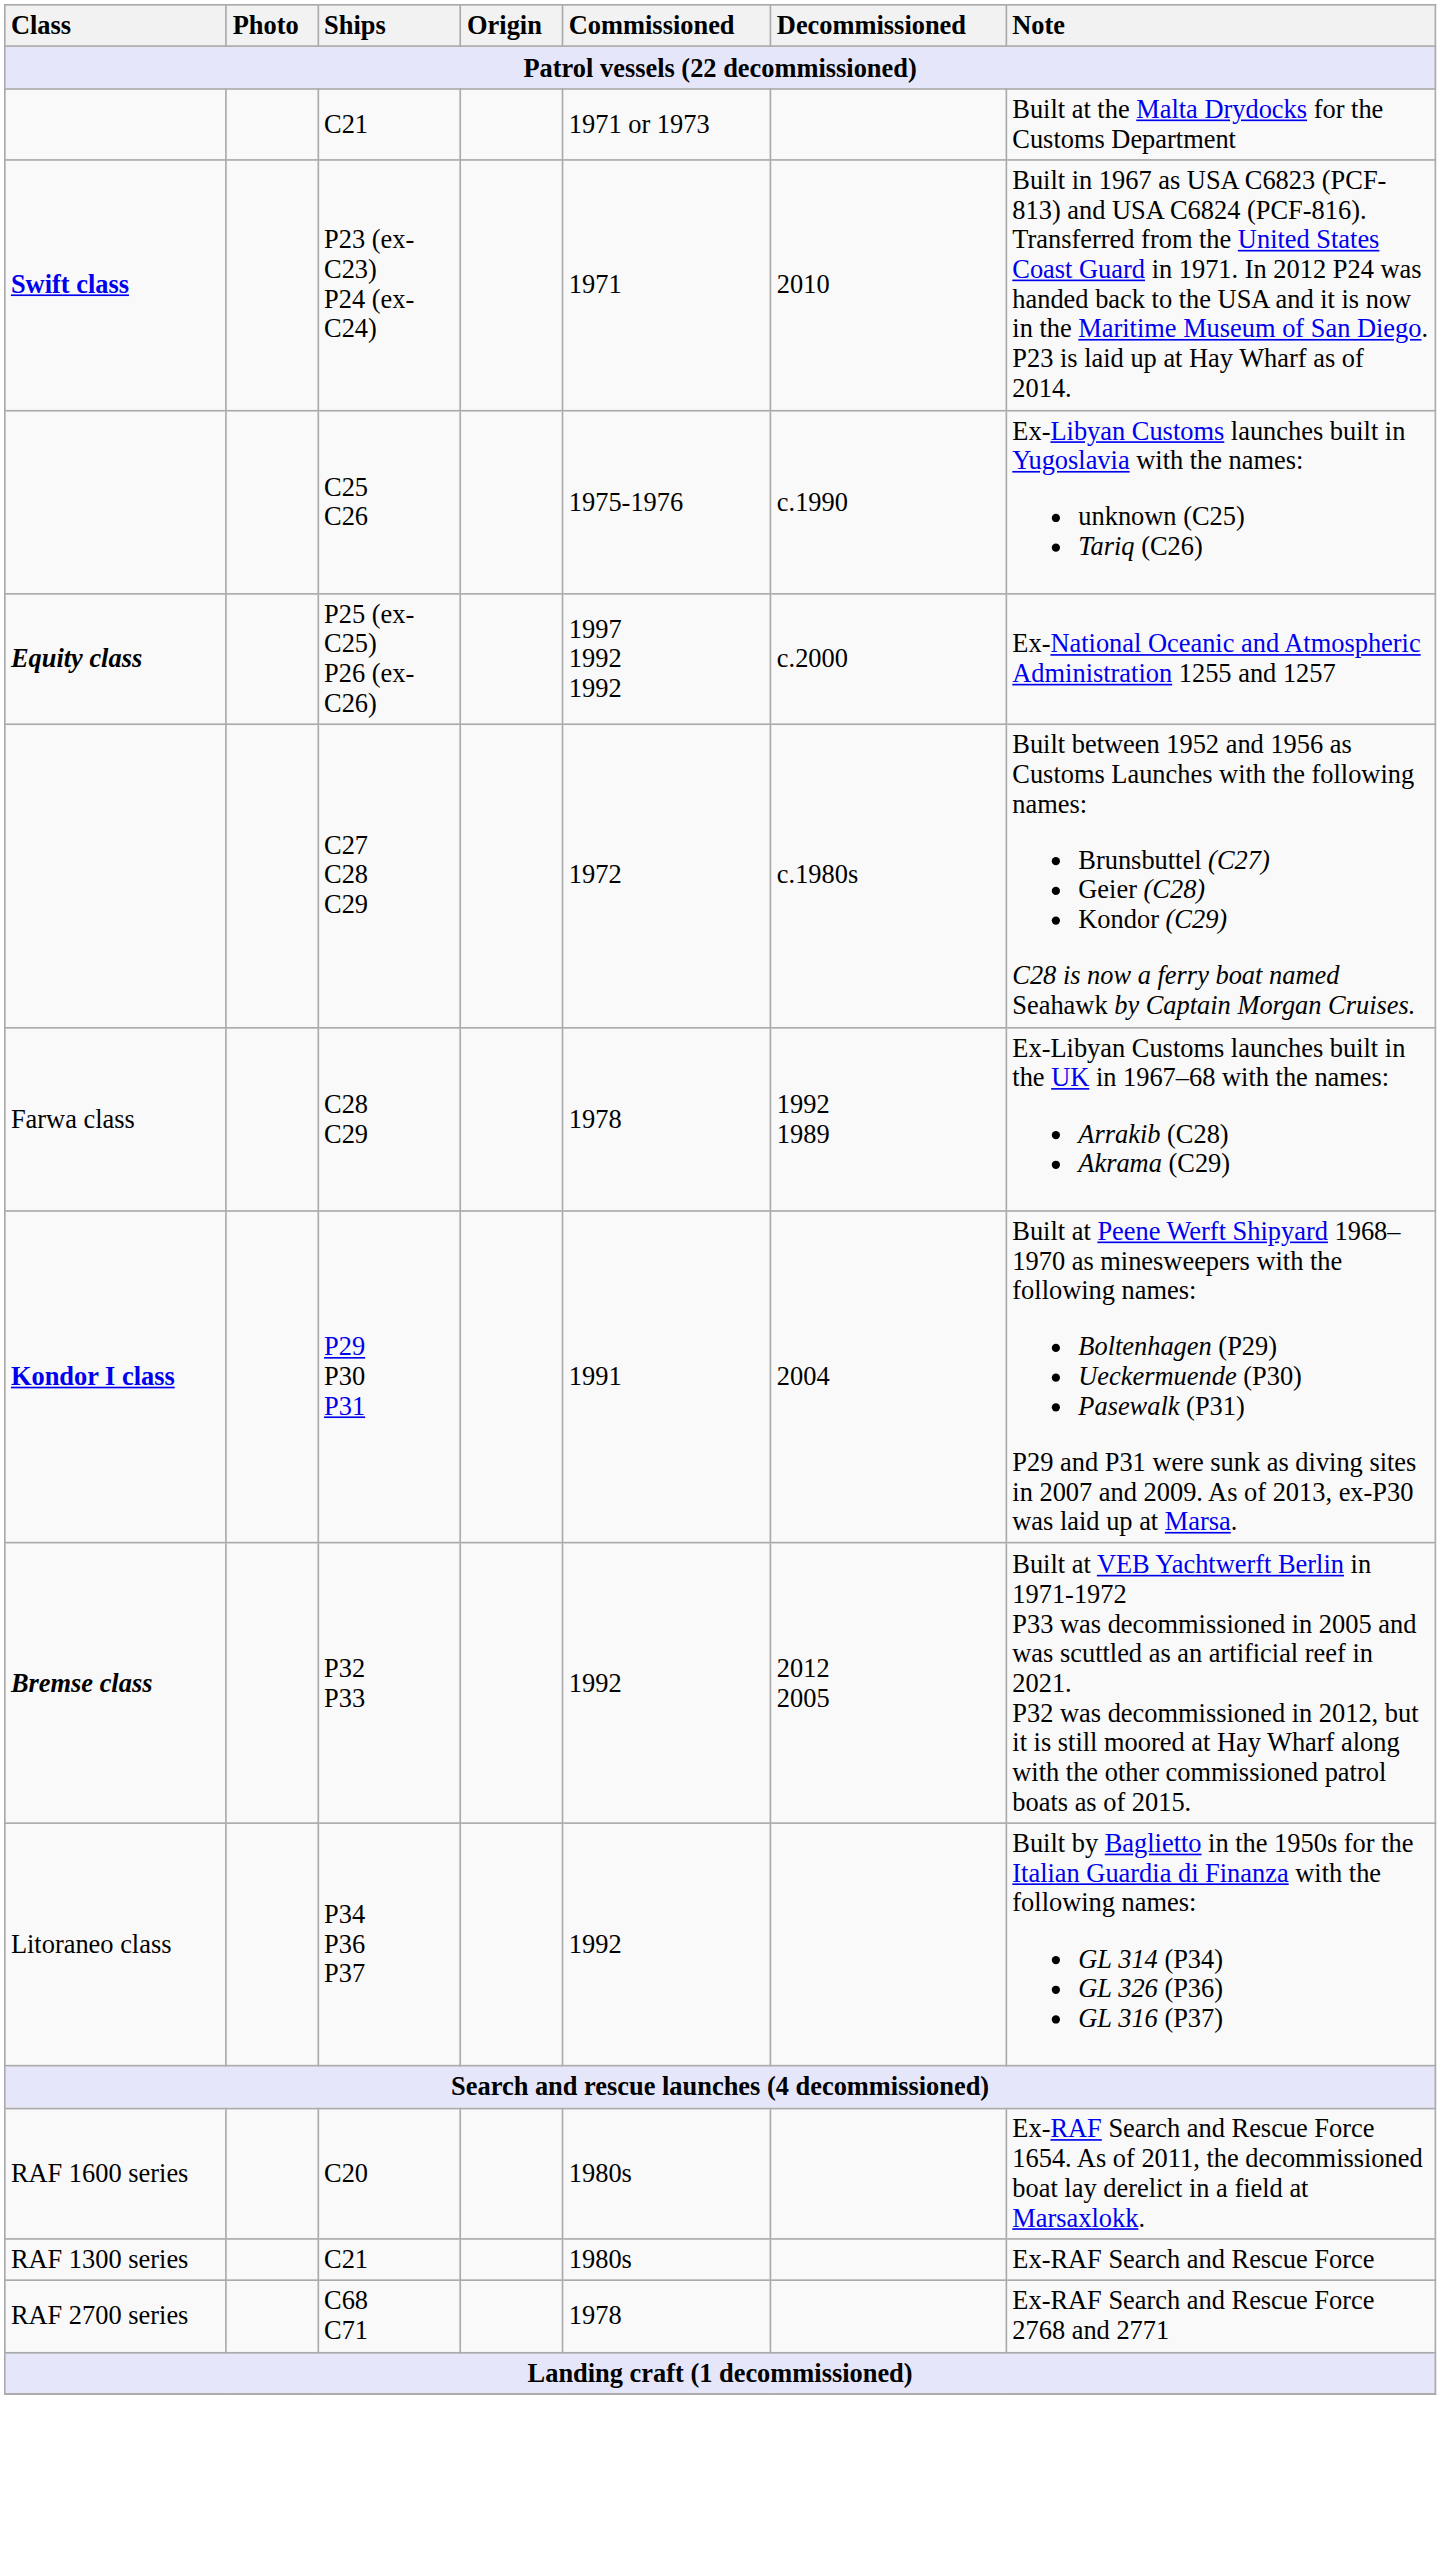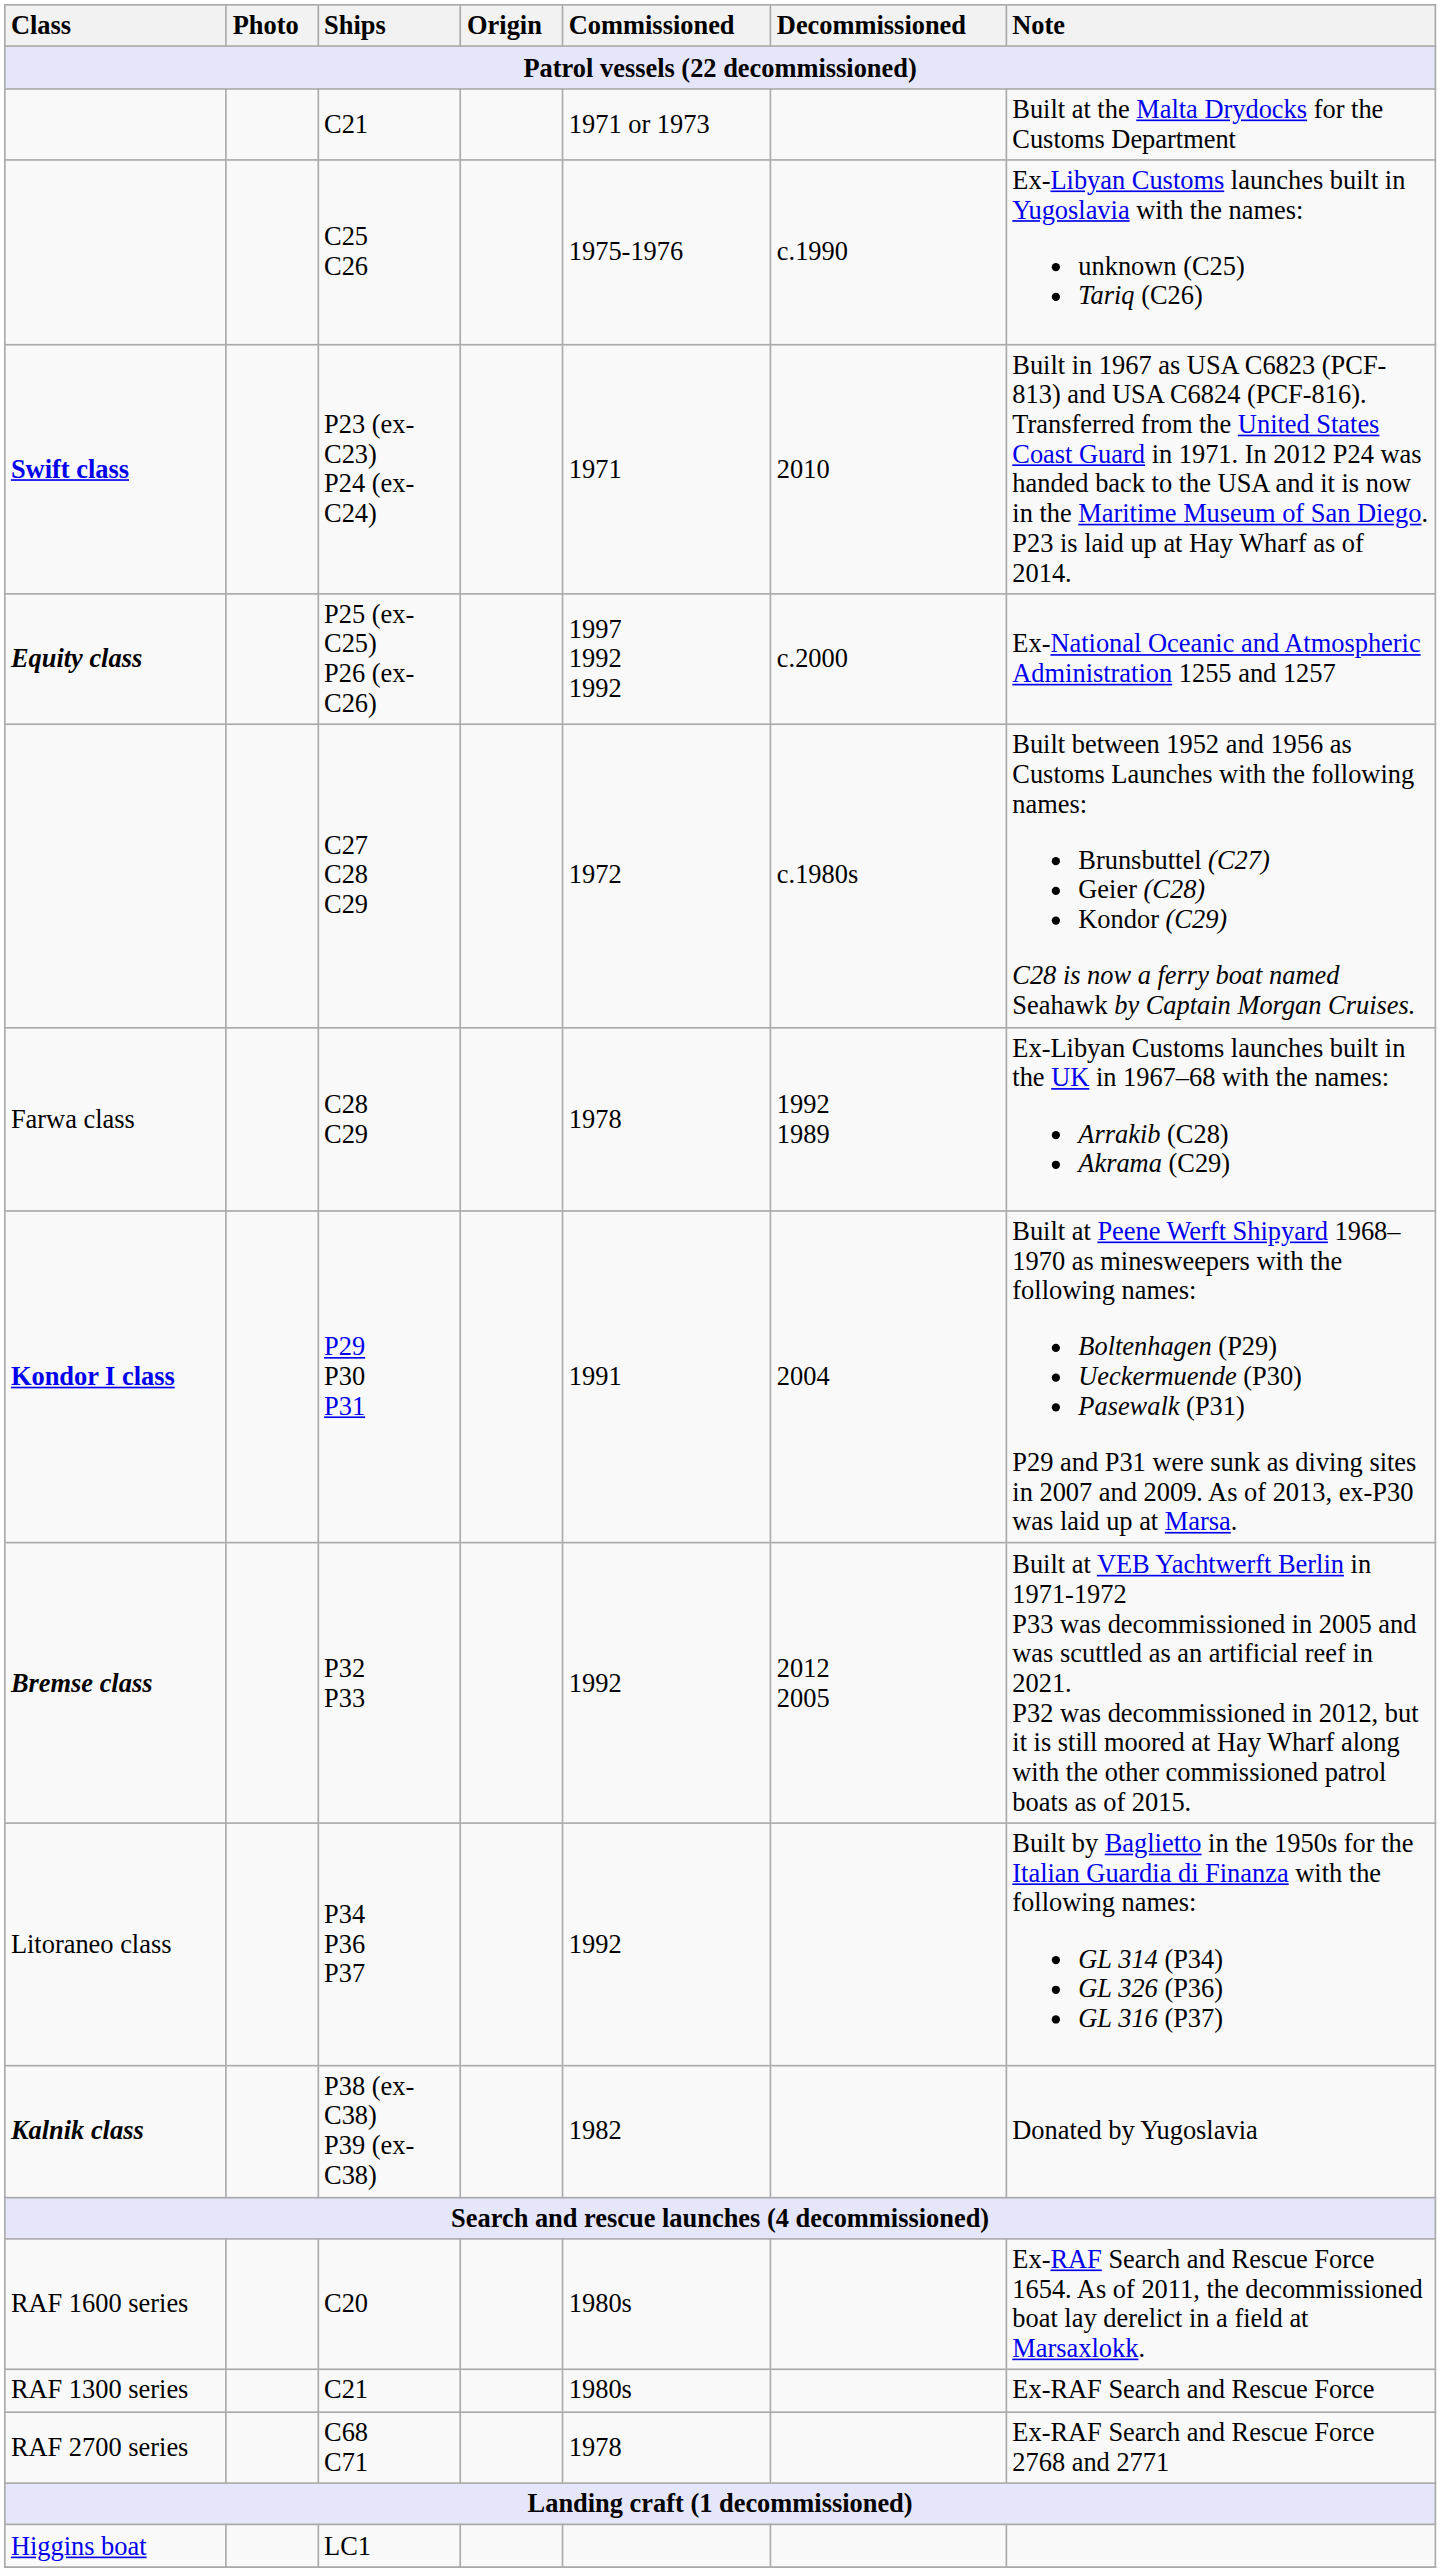rows swapped: (70, 284) <-> (116, 502)
+ row: (77, 2131)
+ row: (79, 2545)
